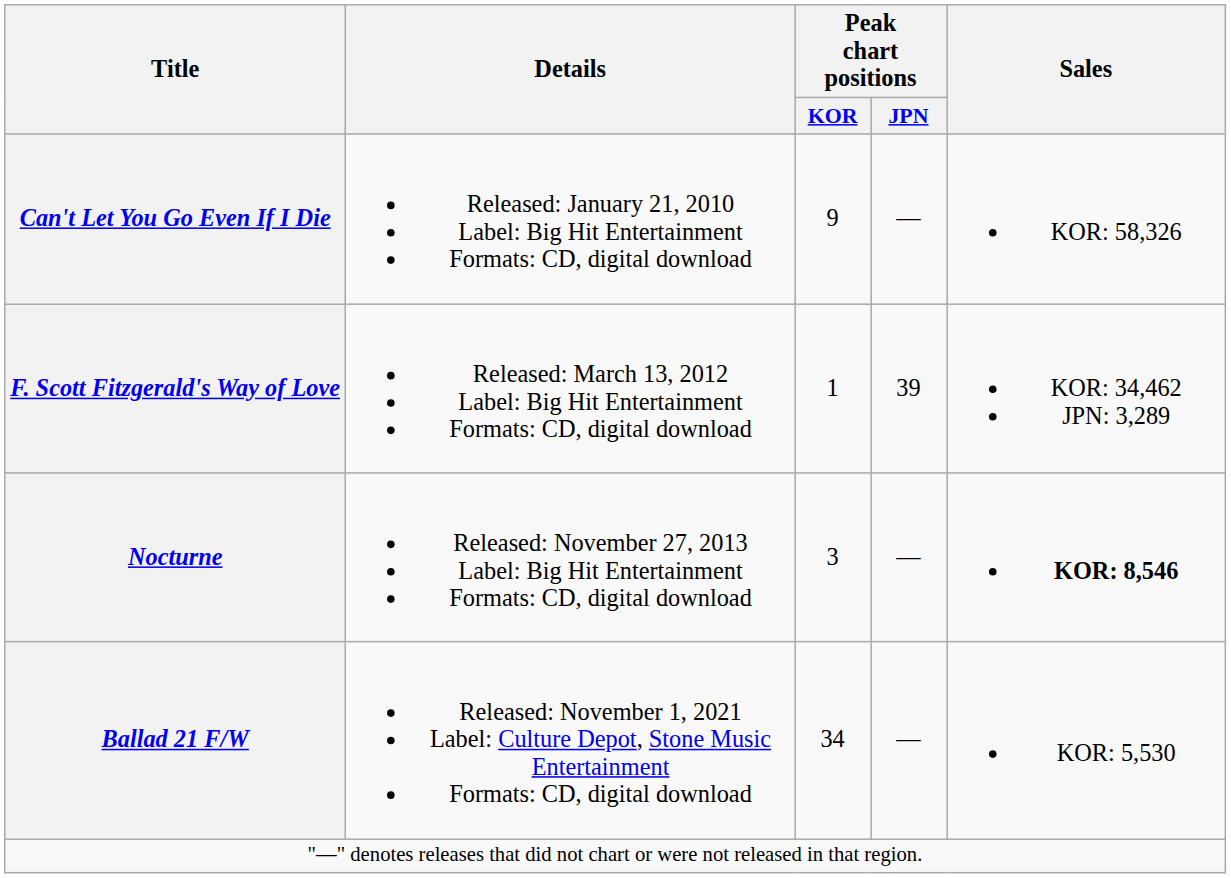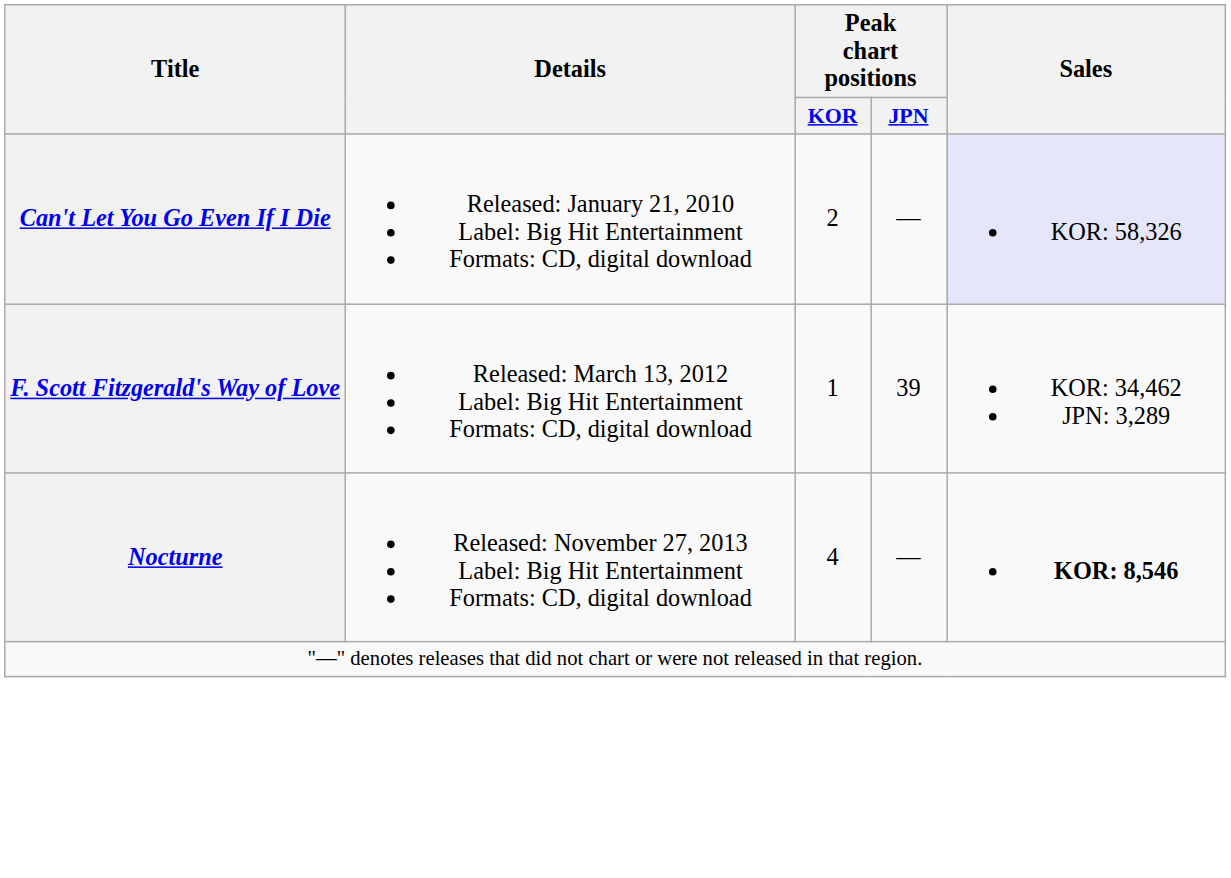(833, 218) 9 -> (833, 218) 2
(1086, 232) no background -> (1086, 232) lavender background
(833, 557) 3 -> (833, 557) 4
- row: (175, 740)
